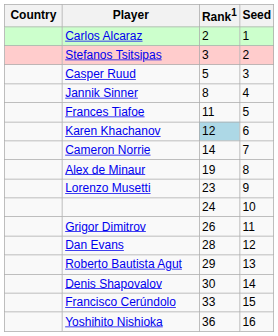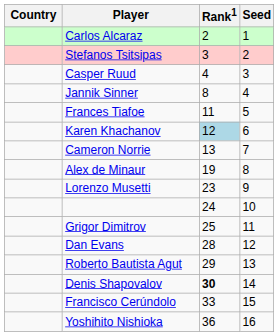(205, 74) 5 -> (205, 74) 4
(209, 150) 14 -> (209, 150) 13
(209, 226) 26 -> (209, 226) 25
(209, 283) normal -> (209, 283) bold
